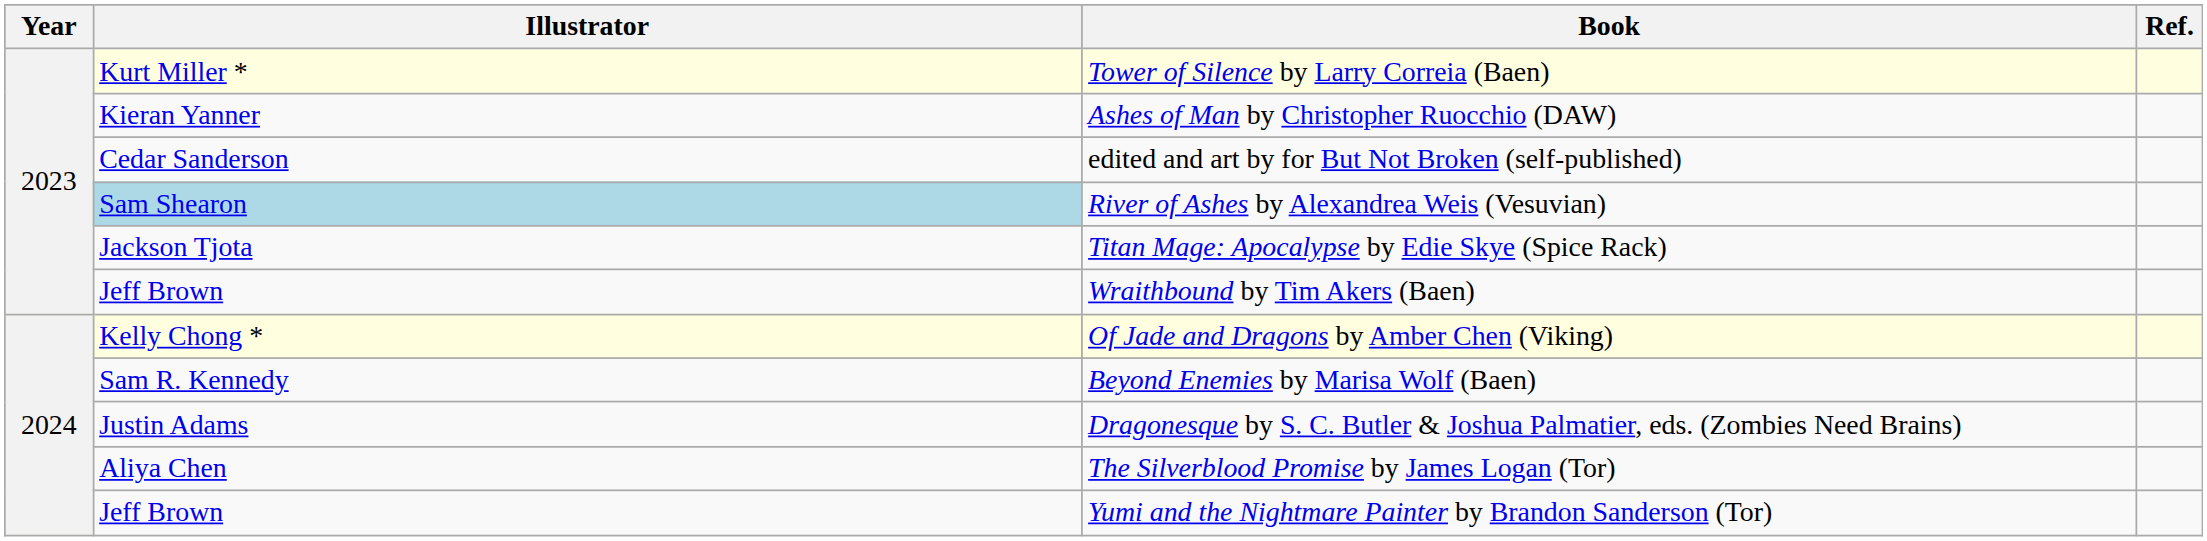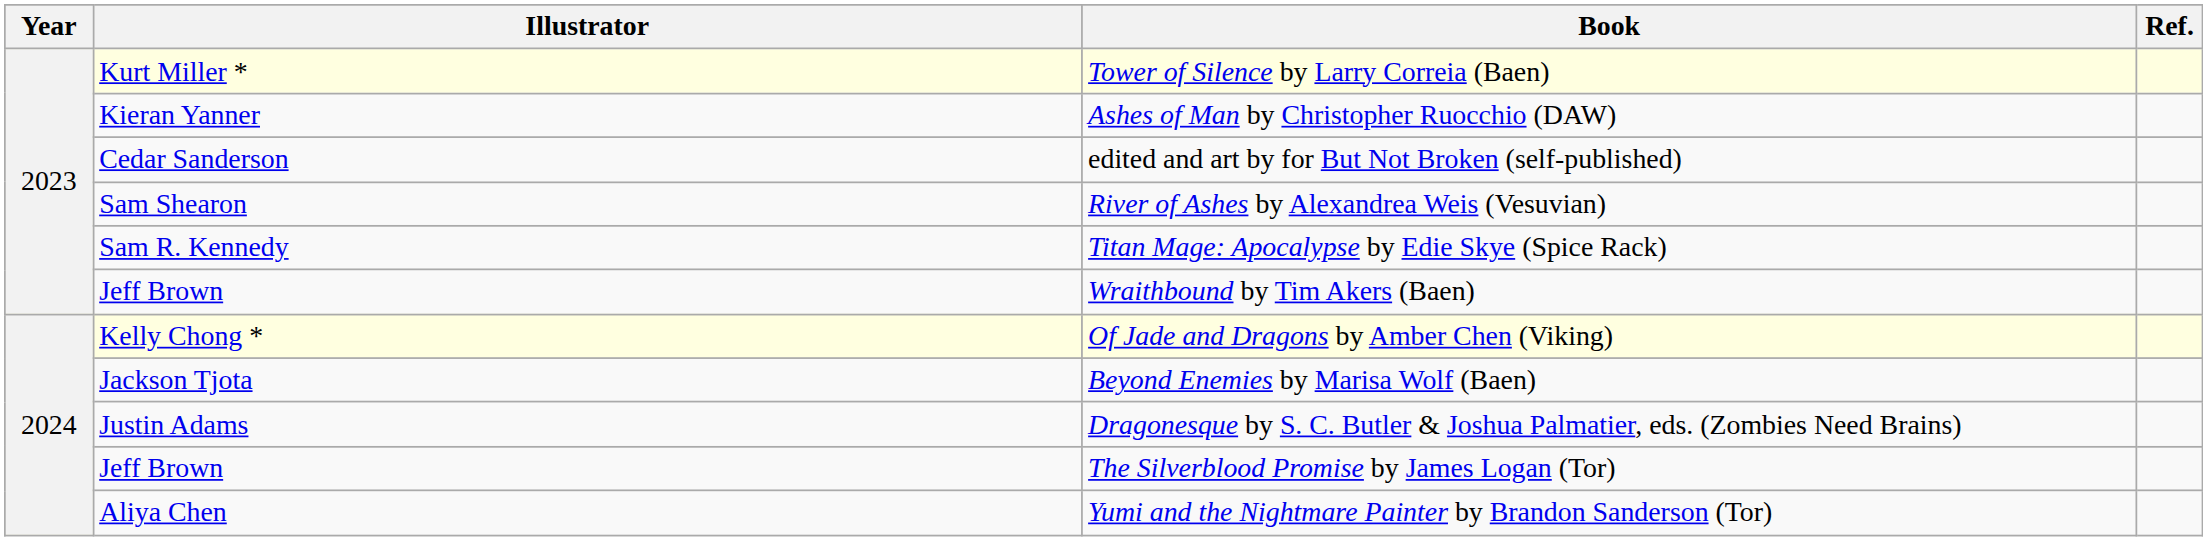(173, 203) lightblue background -> (173, 203) no background
(176, 247) Jackson Tjota -> (194, 247) Sam R. Kennedy
(194, 379) Sam R. Kennedy -> (176, 379) Jackson Tjota
(163, 468) Aliya Chen -> (161, 468) Jeff Brown
(161, 512) Jeff Brown -> (163, 512) Aliya Chen
